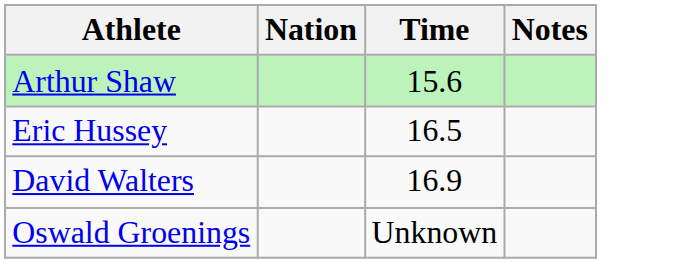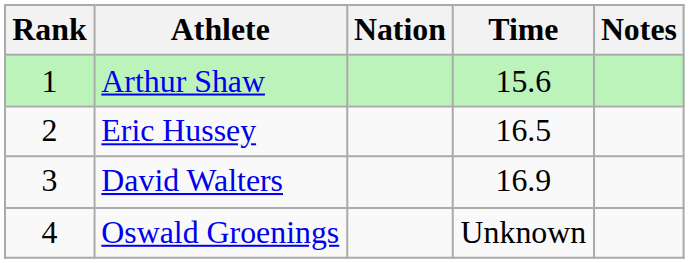+ column: (50, 29)
